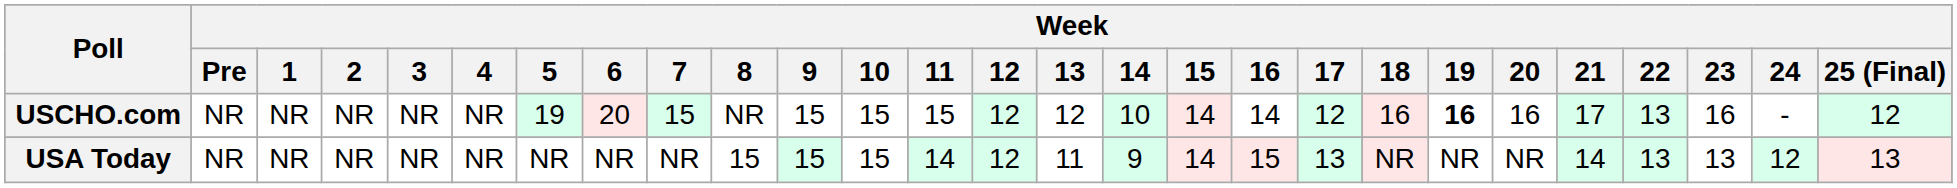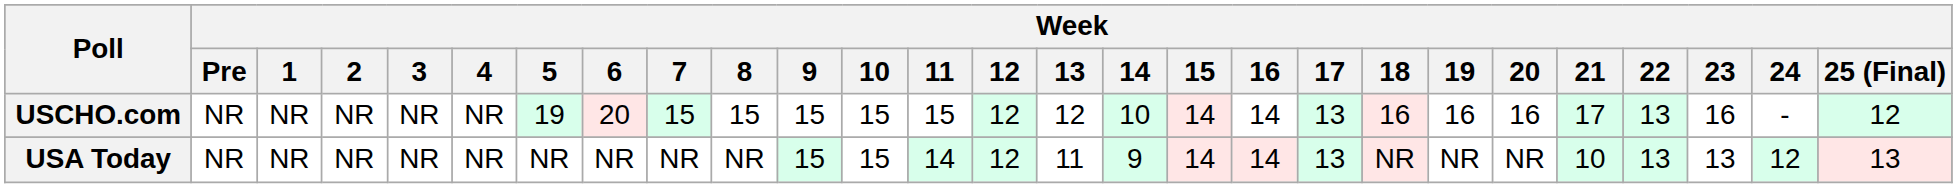(744, 114) NR -> (744, 114) 15
(1330, 114) 12 -> (1330, 114) 13
(1460, 114) bold -> (1460, 114) normal
(744, 159) 15 -> (744, 159) NR
(1265, 159) 15 -> (1265, 159) 14
(1590, 159) 14 -> (1590, 159) 10
